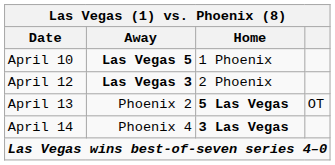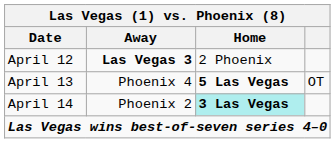- row: (41, 60)
(155, 105) Phoenix 2 -> (155, 82) Phoenix 4
(155, 127) Phoenix 4 -> (155, 105) Phoenix 2
(244, 127) no background -> (244, 105) paleturquoise background
